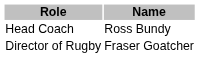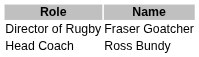rows swapped: (53, 46) <-> (40, 29)
